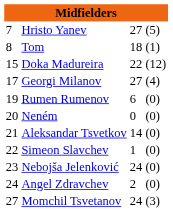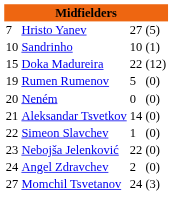- row: (33, 47)
+ row: (47, 47)
- row: (61, 81)
(133, 98) 6 -> (133, 81) 5
(136, 167) 24 -> (136, 150) 22
